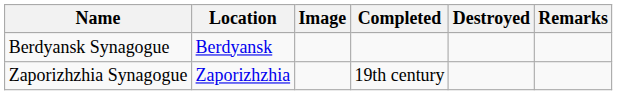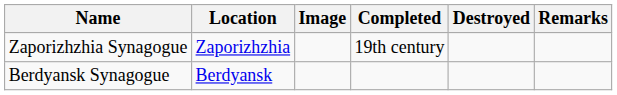rows swapped: (89, 47) <-> (98, 75)
